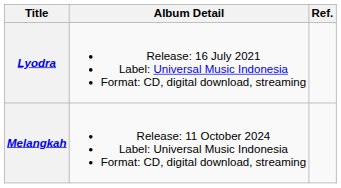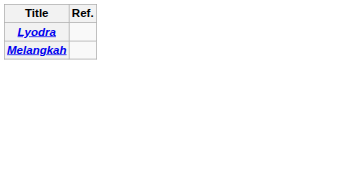- column: (189, 13)
